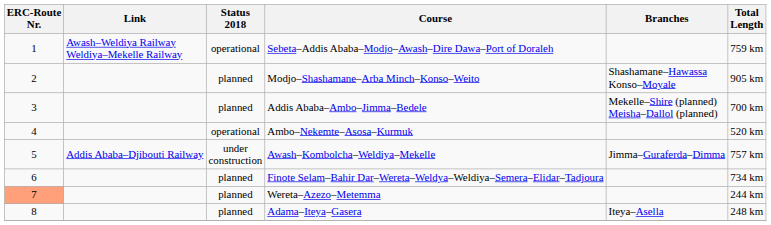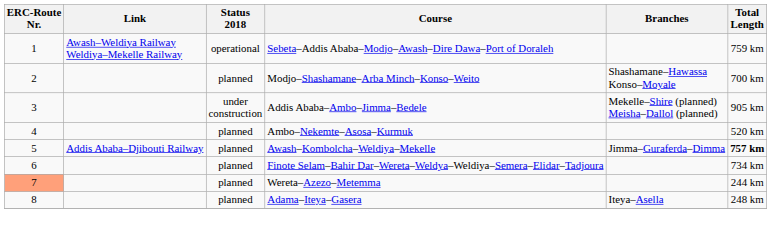(747, 78) 905 km -> (747, 78) 700 km
(235, 107) planned -> (235, 107) under construction
(747, 107) 700 km -> (747, 107) 905 km
(235, 131) operational -> (235, 131) planned
(235, 154) under construction -> (235, 148) planned
(747, 154) normal -> (747, 148) bold
